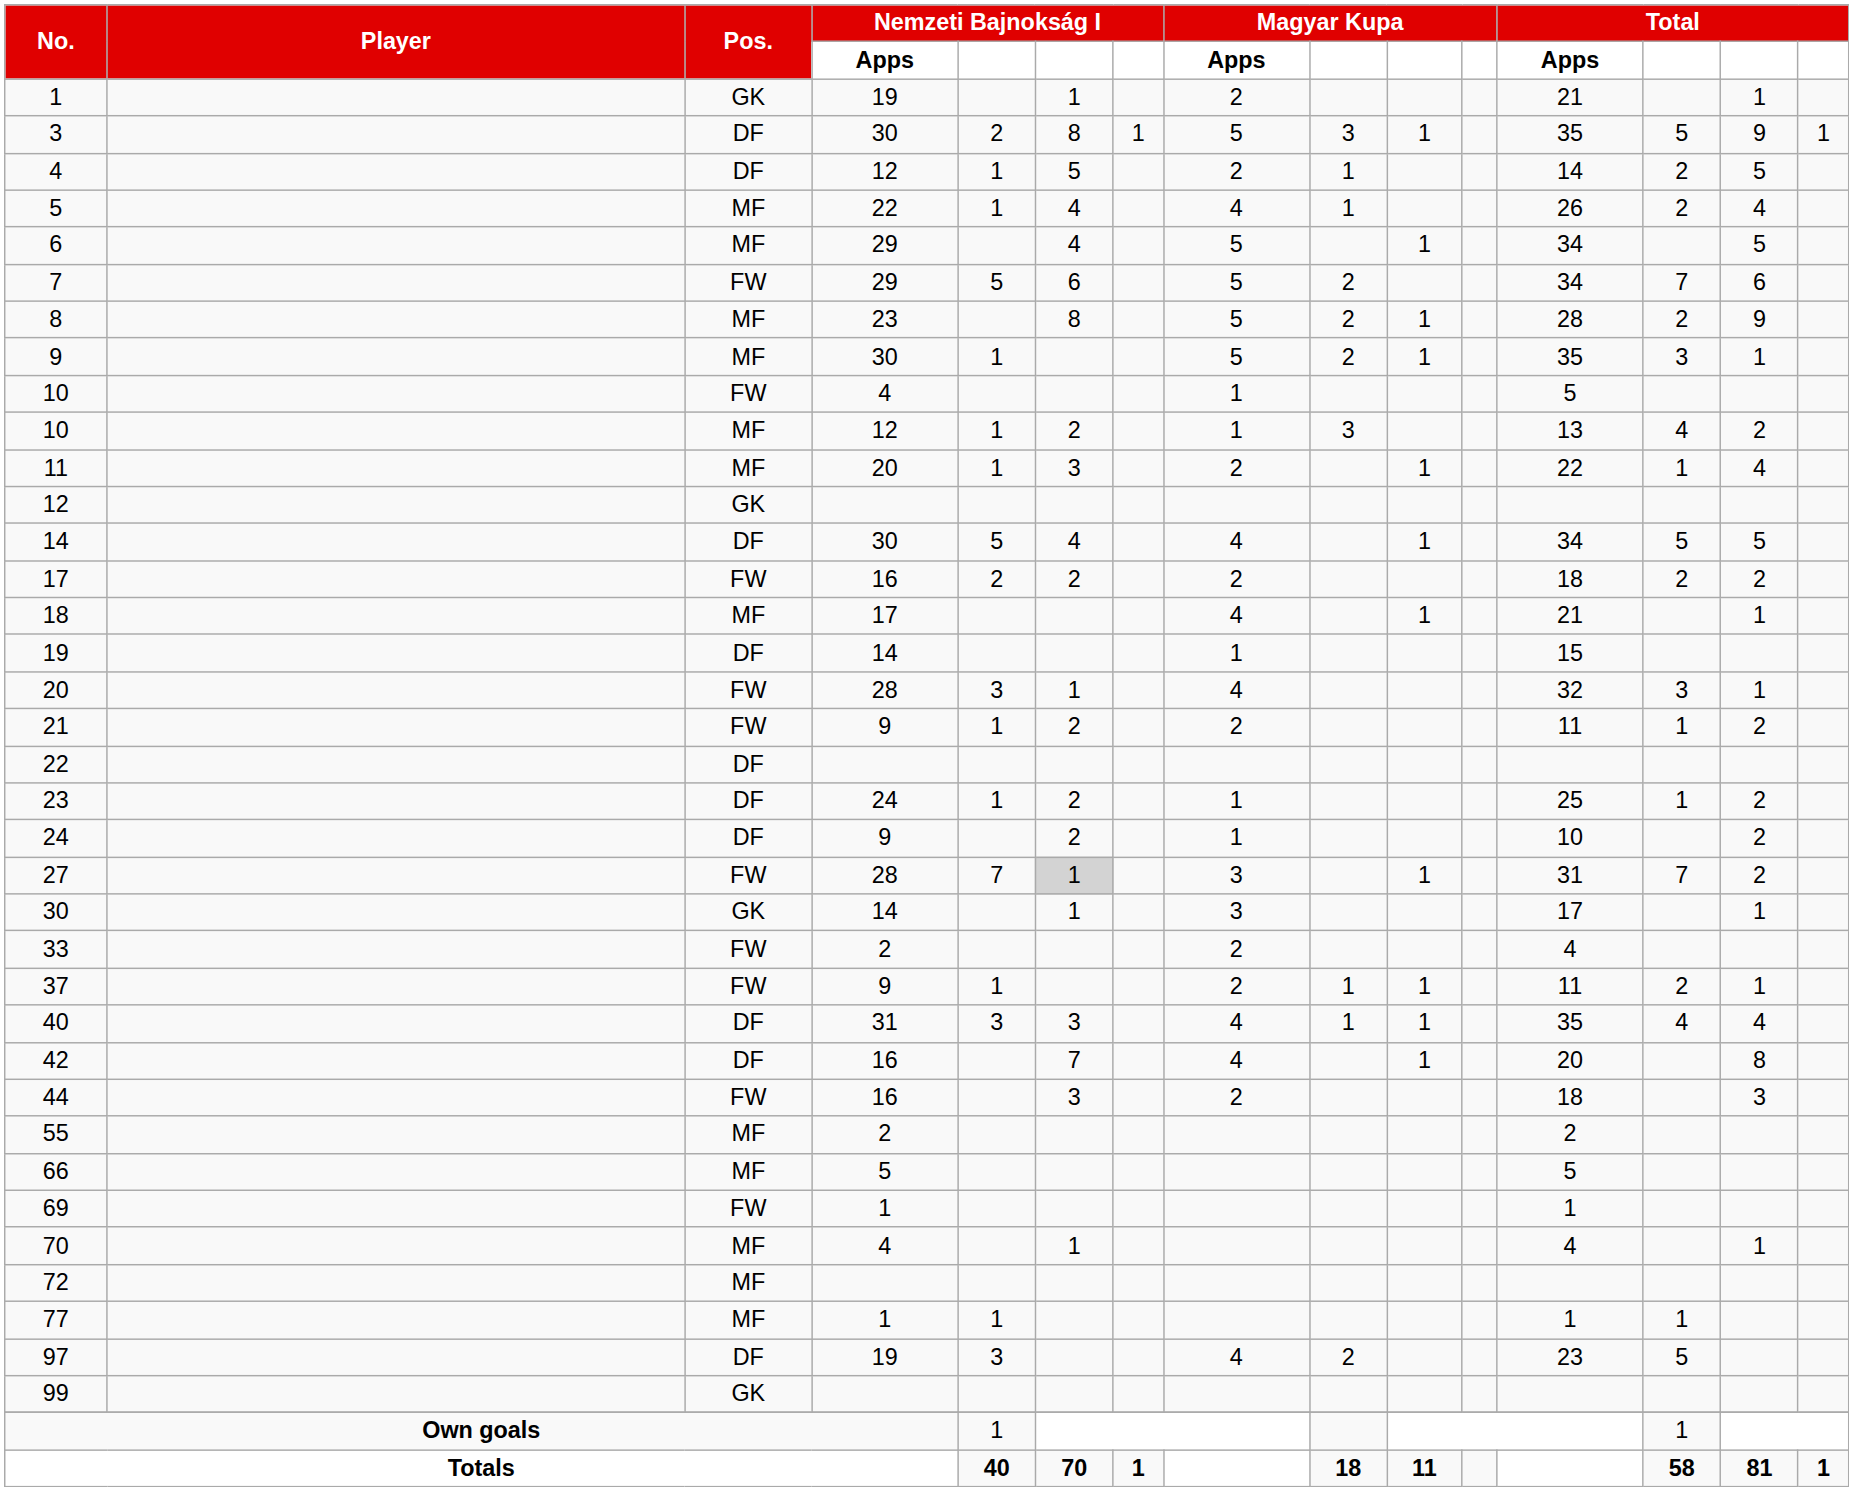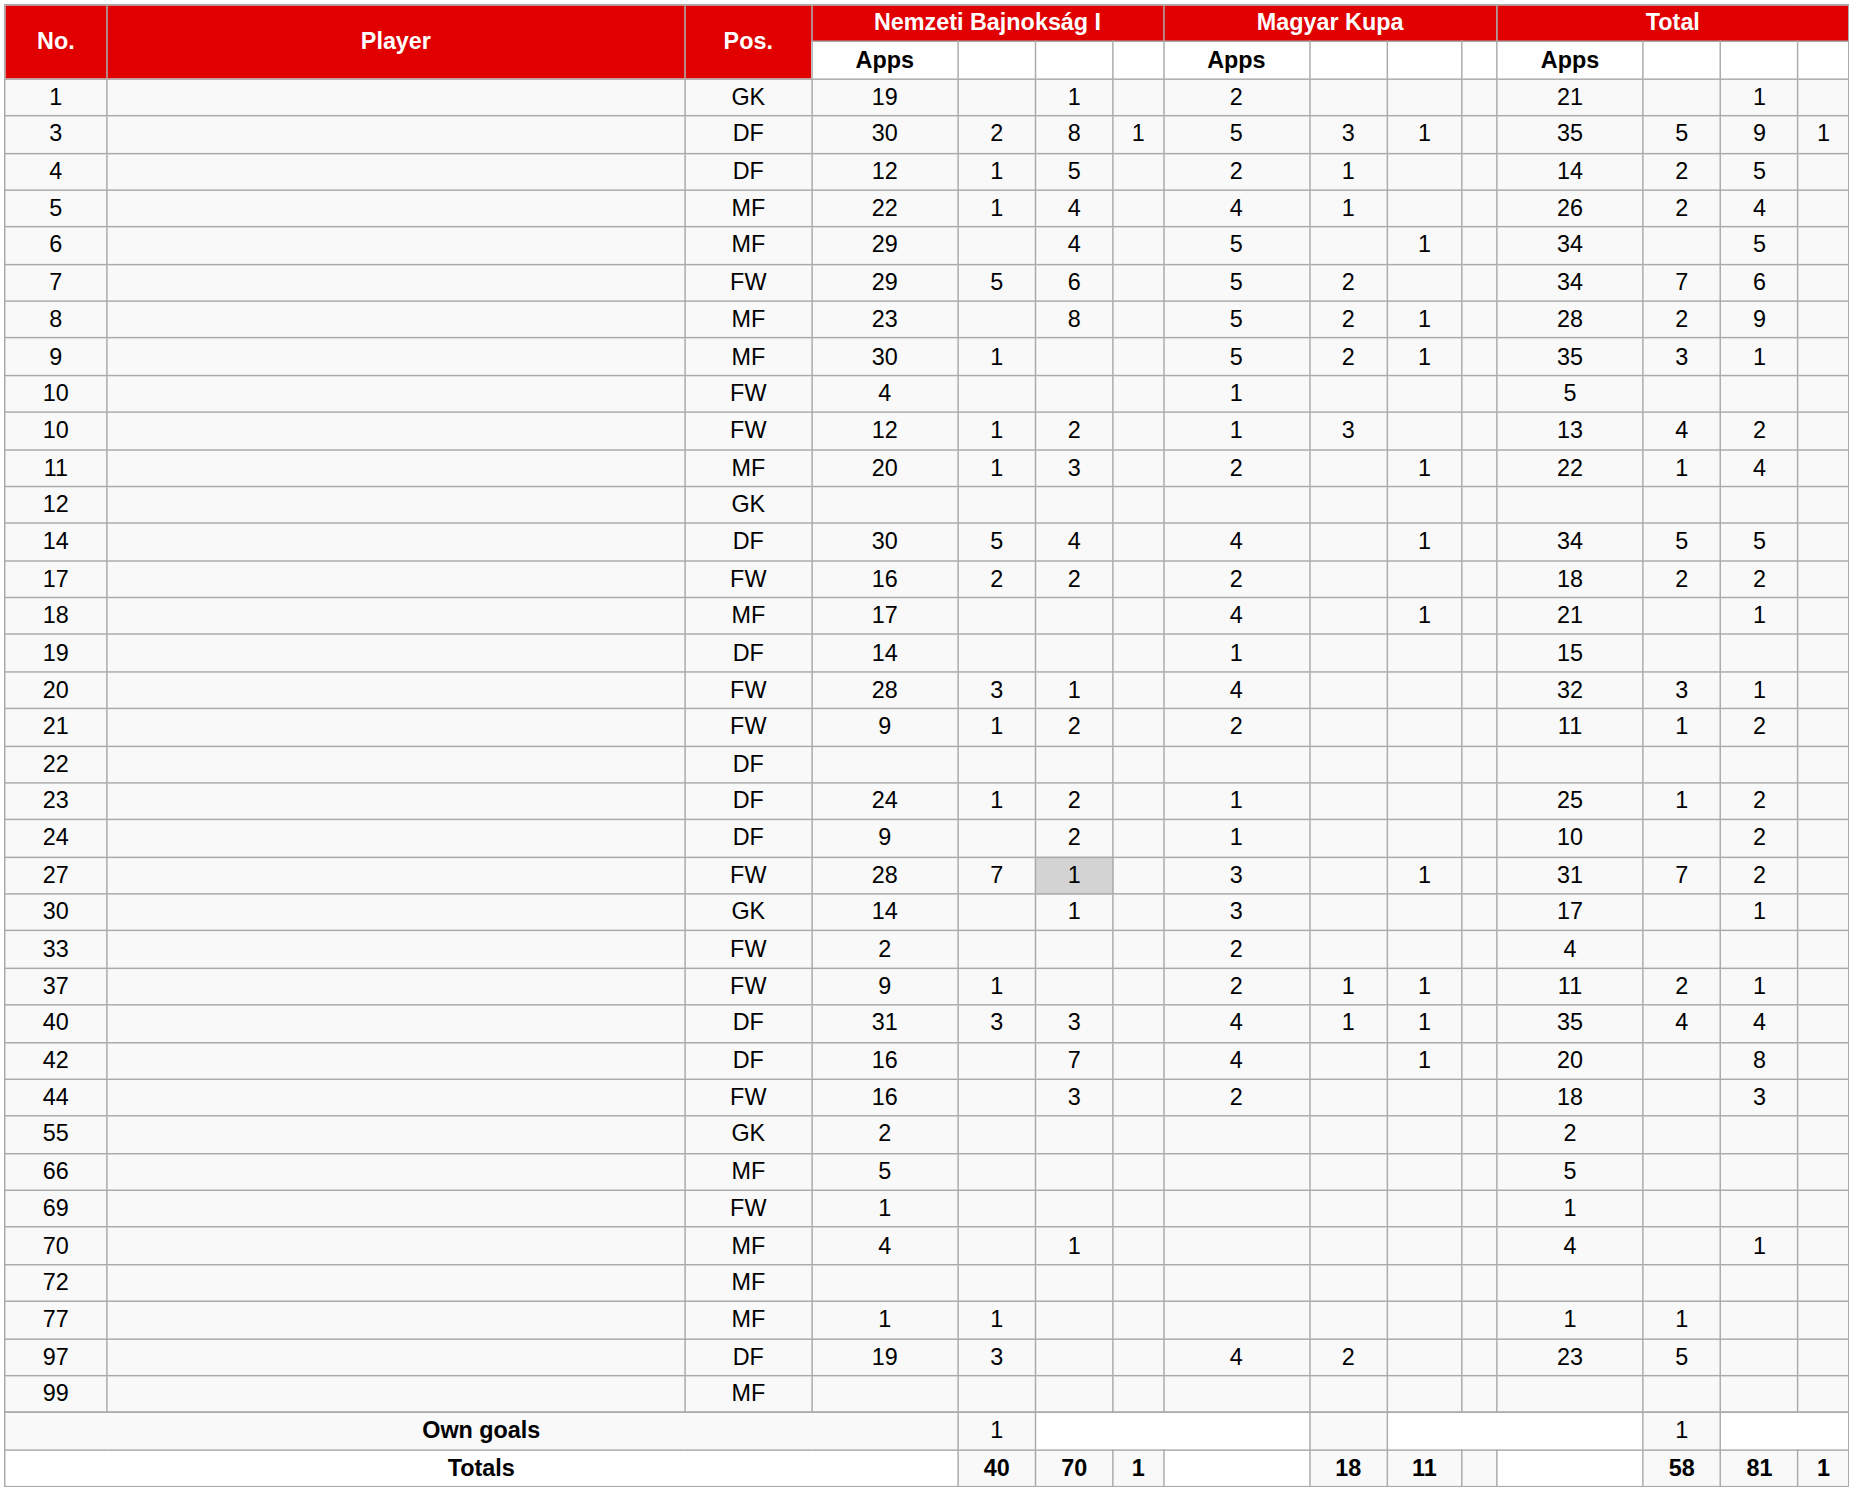(748, 430) MF -> (748, 430) FW
(748, 1134) MF -> (748, 1134) GK
(748, 1393) GK -> (748, 1393) MF
